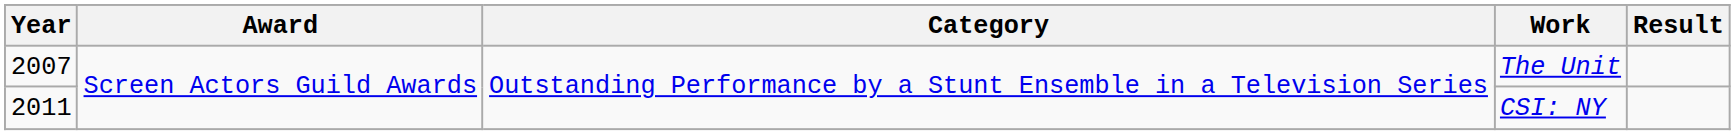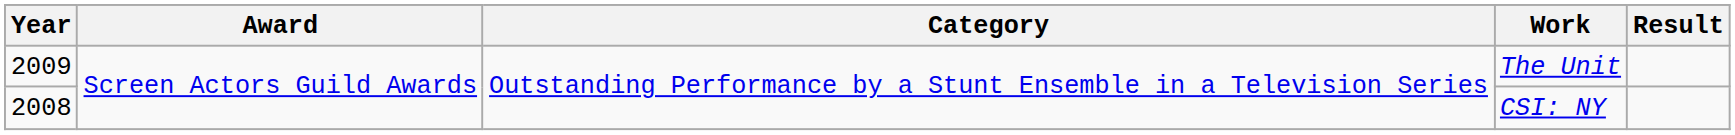(41, 67) 2007 -> (41, 67) 2009
(41, 108) 2011 -> (41, 108) 2008
